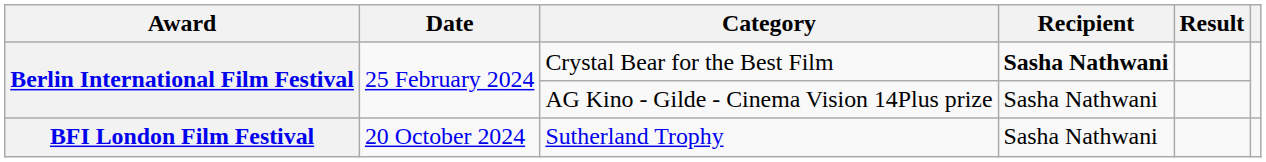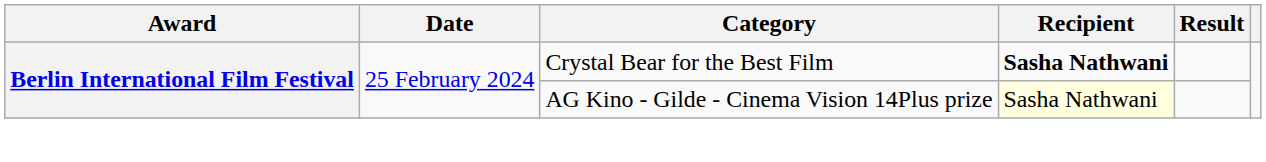(1081, 99) no background -> (1081, 99) lightyellow background
- row: (634, 136)
